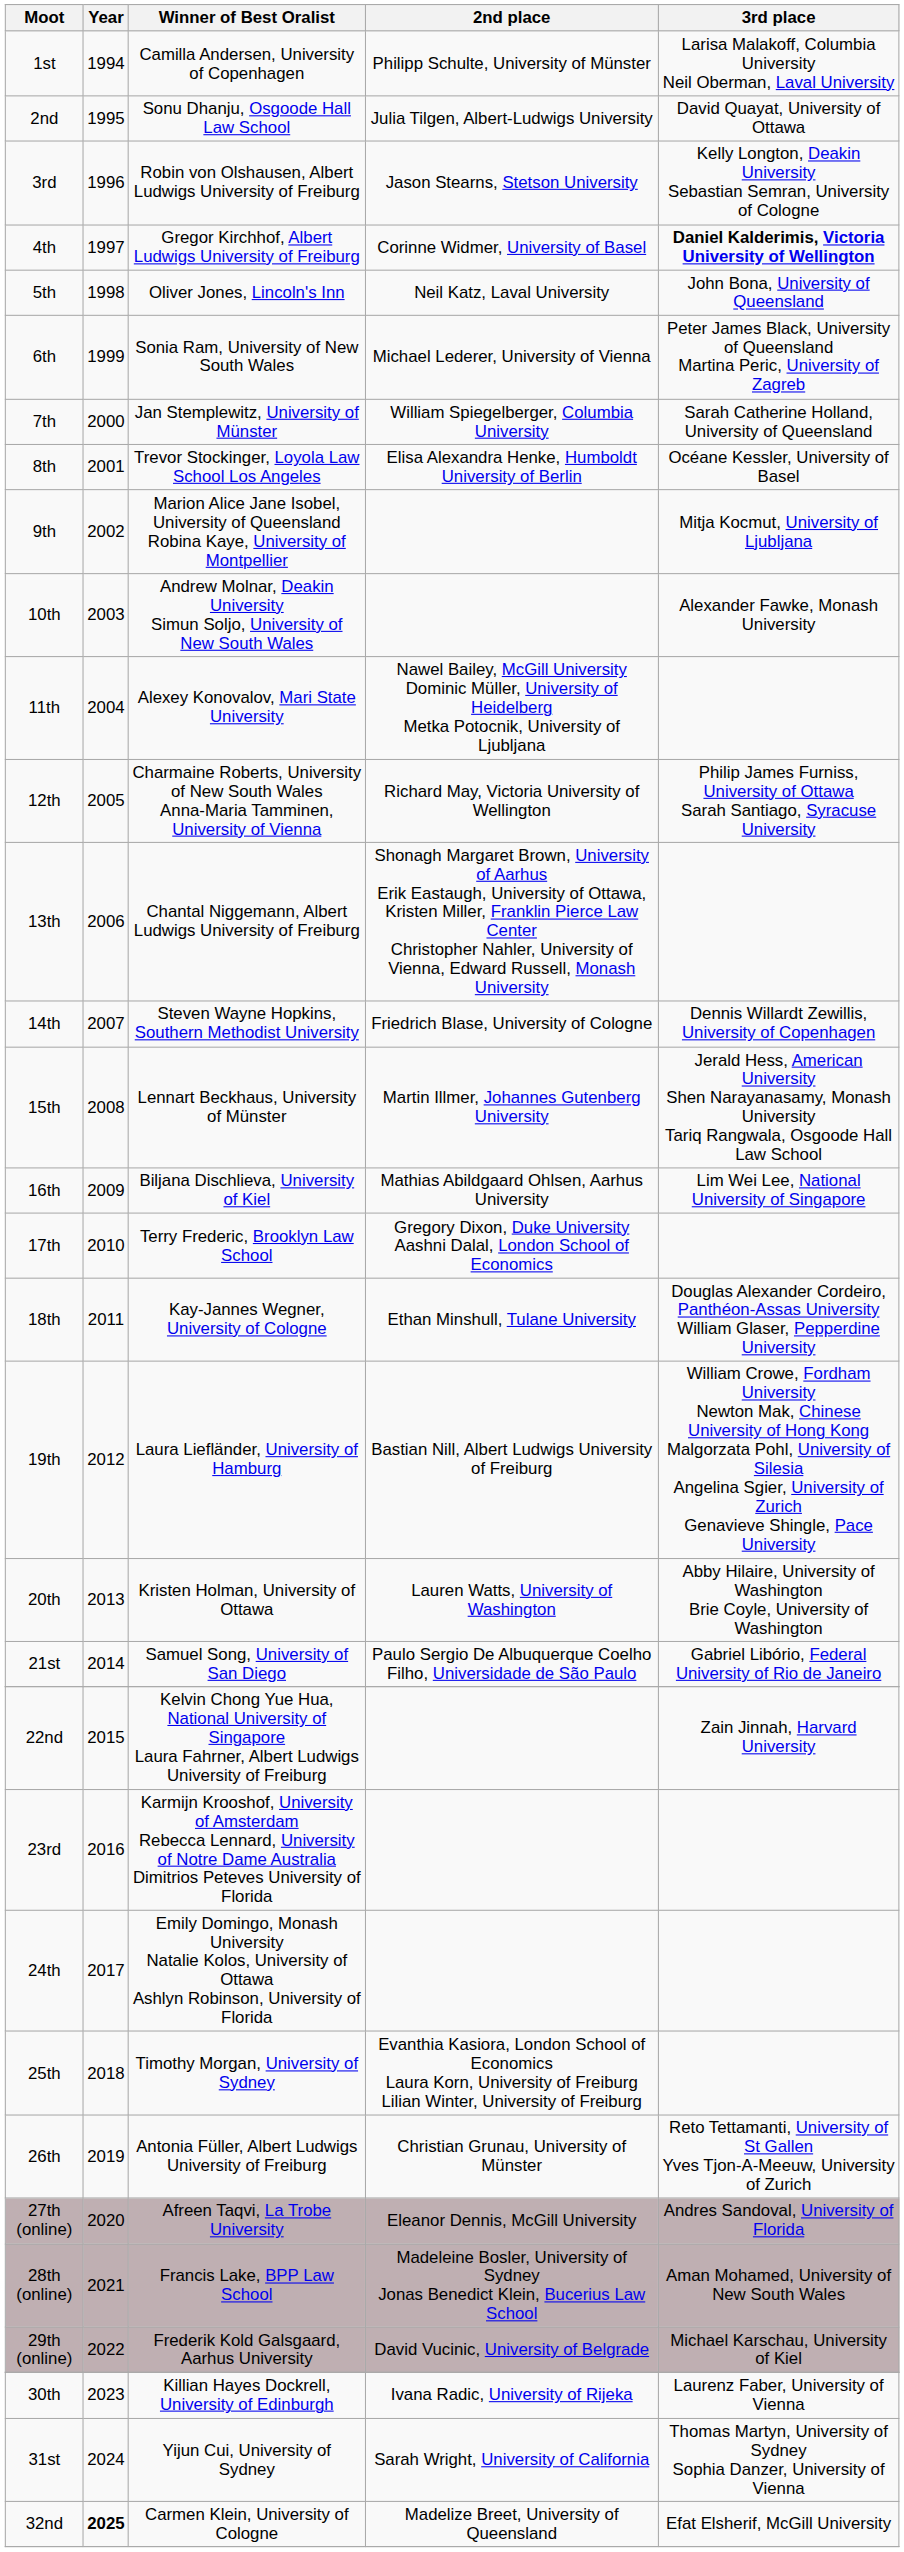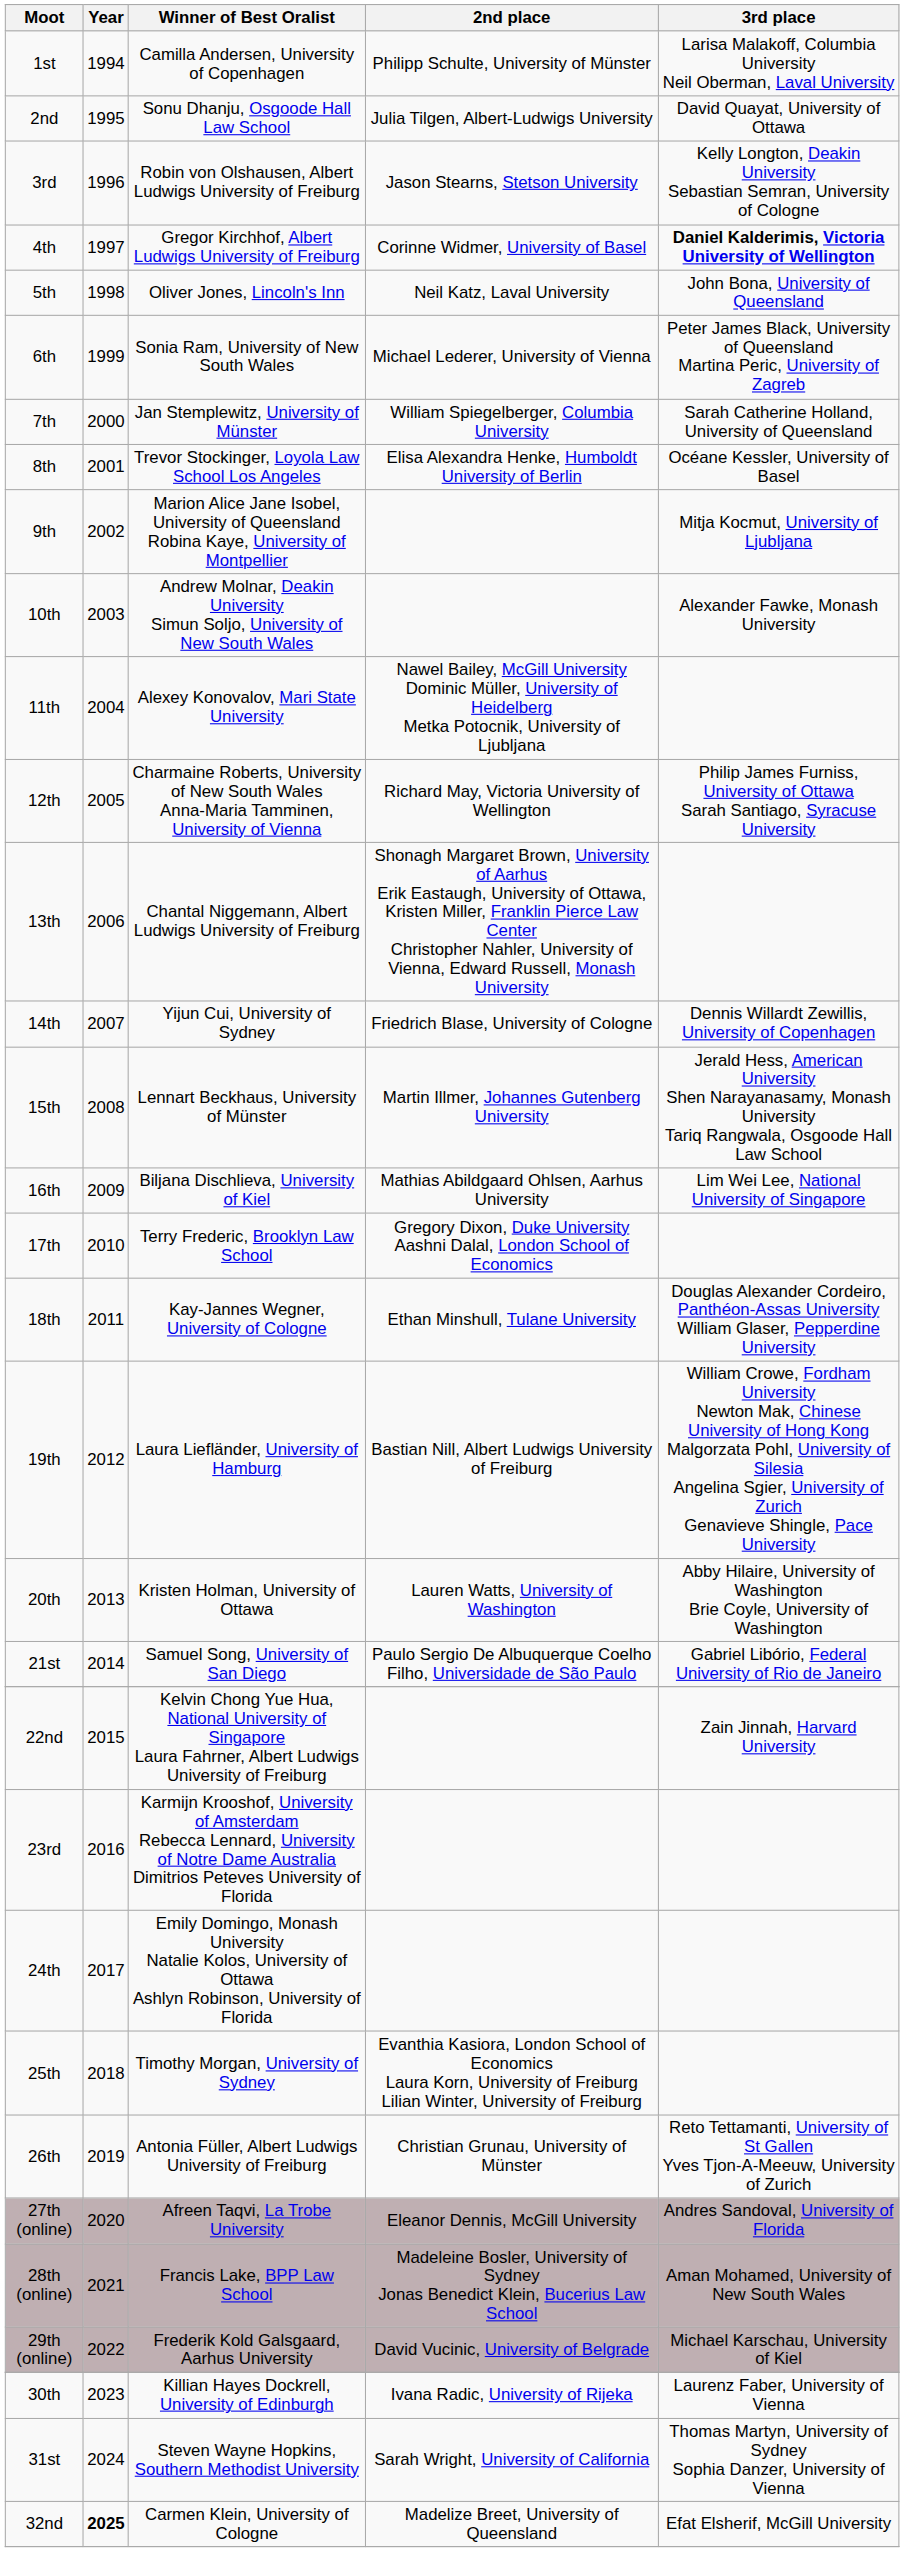(247, 1023) Steven Wayne Hopkins, Southern Methodist University -> (247, 1023) Yijun Cui, University of Sydney
(247, 2459) Yijun Cui, University of Sydney -> (247, 2459) Steven Wayne Hopkins, Southern Methodist University
